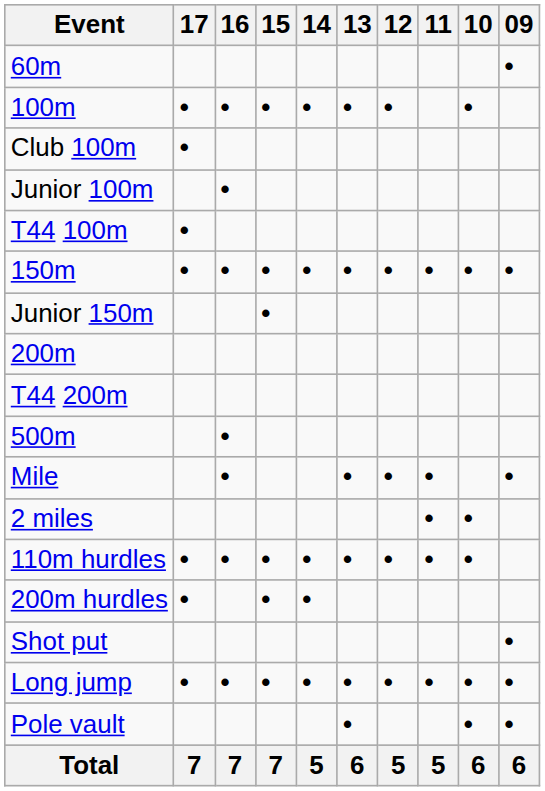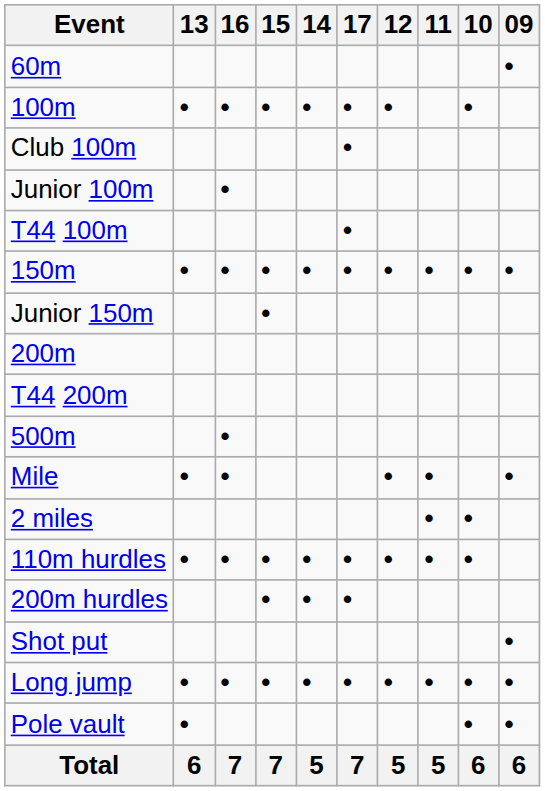columns swapped: (194, 25) <-> (357, 25)
